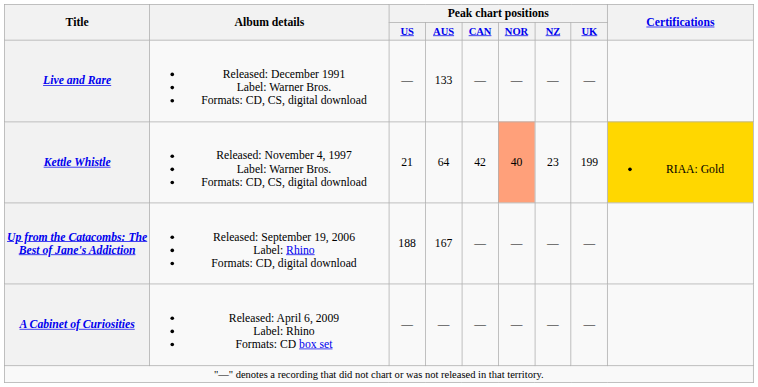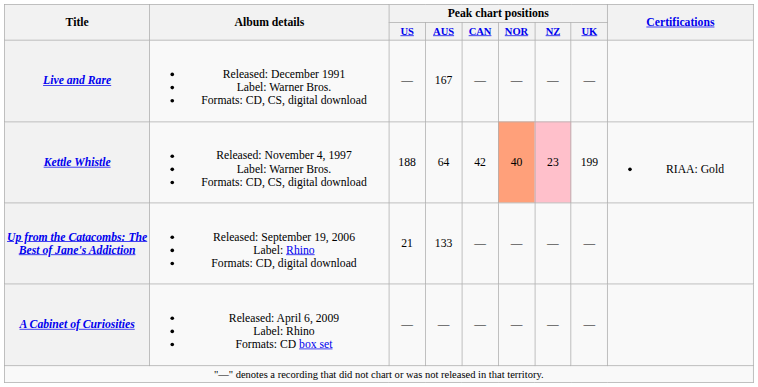(444, 81) 133 -> (444, 81) 167
(407, 162) 21 -> (407, 162) 188
(553, 162) no background -> (553, 162) pink background
(680, 169) gold background -> (680, 169) no background
(407, 243) 188 -> (407, 243) 21
(444, 243) 167 -> (444, 243) 133
